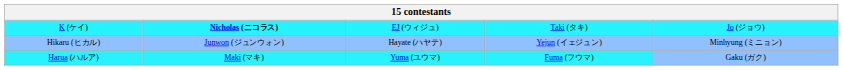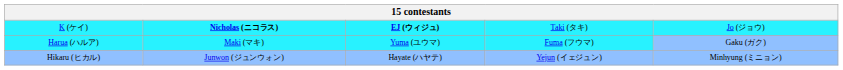(415, 27) normal -> (415, 27) bold
rows swapped: (74, 57) <-> (74, 42)
